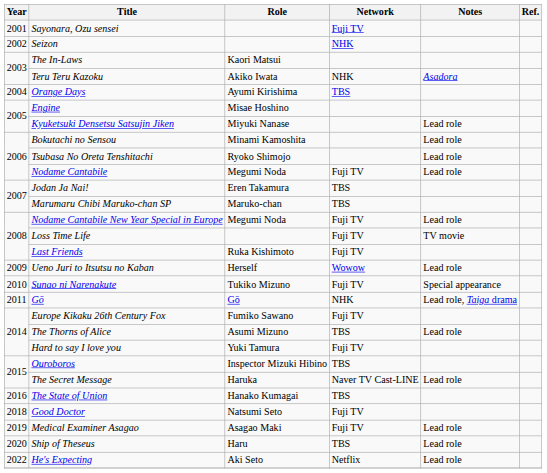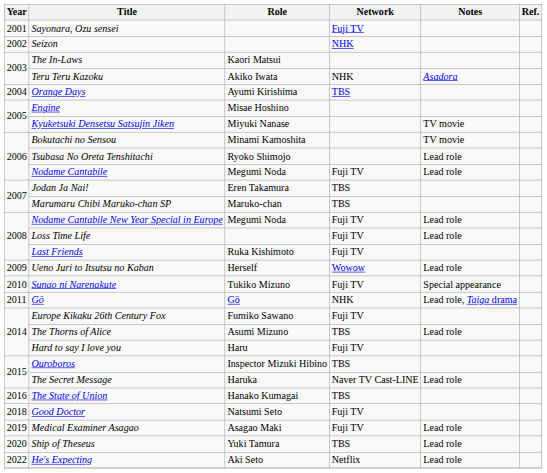(443, 124) Lead role -> (444, 124) TV movie
(443, 140) Lead role -> (444, 140) TV movie
(444, 236) TV movie -> (443, 236) Lead role
(253, 348) Yuki Tamura -> (237, 348) Haru
(237, 444) Haru -> (253, 444) Yuki Tamura
